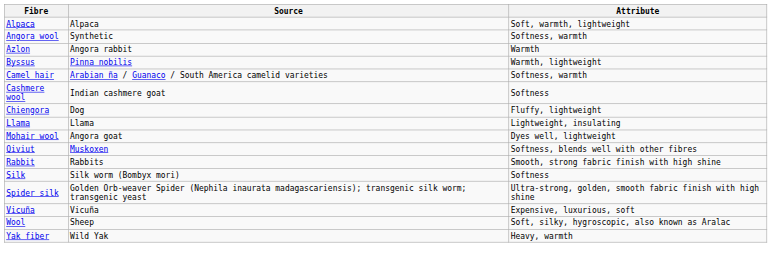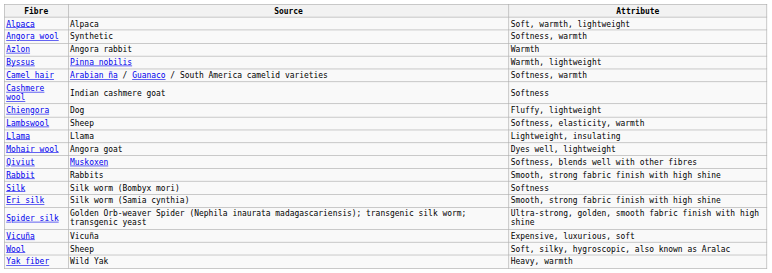+ row: (28, 123)
+ row: (25, 201)
